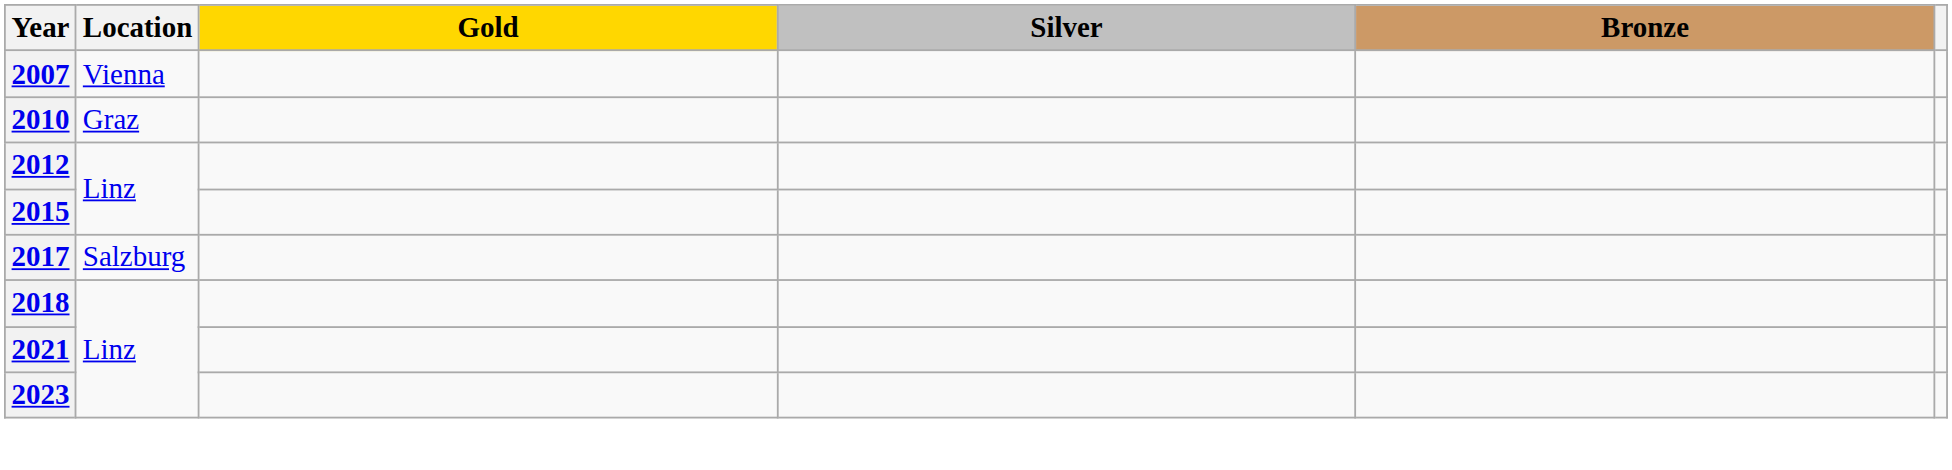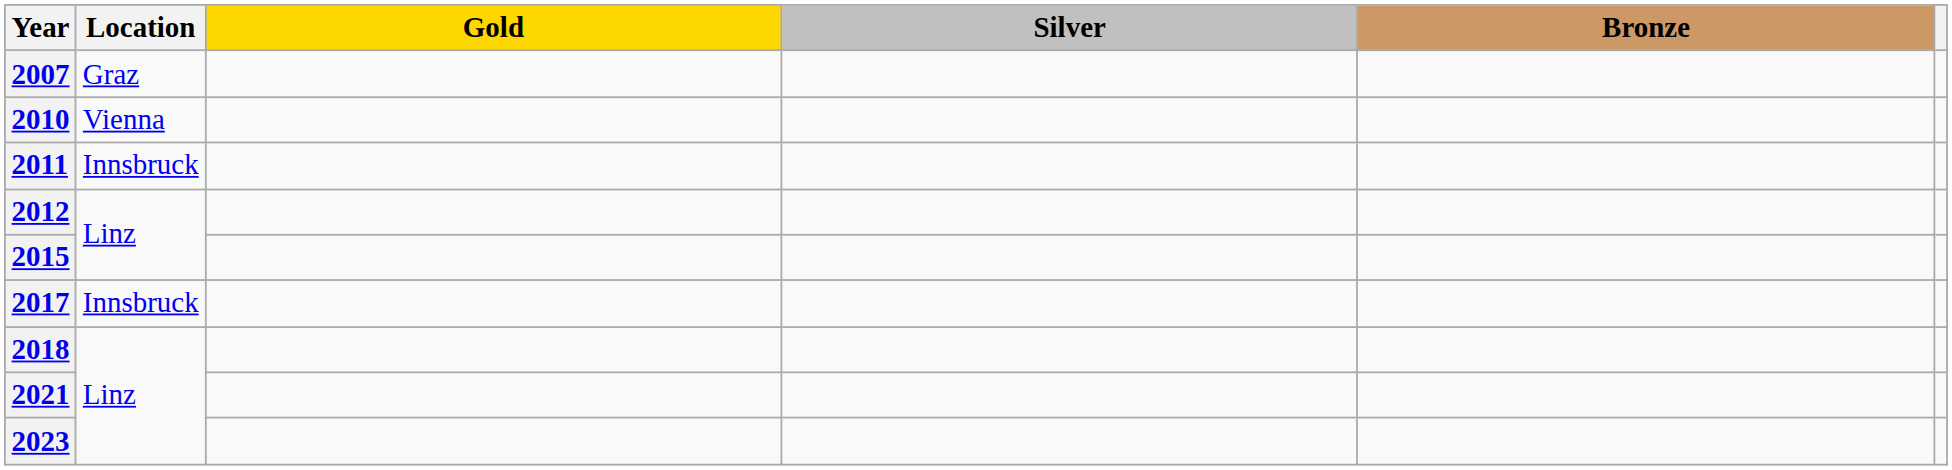(124, 73) Vienna -> (111, 73) Graz
(111, 119) Graz -> (124, 119) Vienna
+ row: (40, 165)
(134, 257) Salzburg -> (141, 303) Innsbruck
